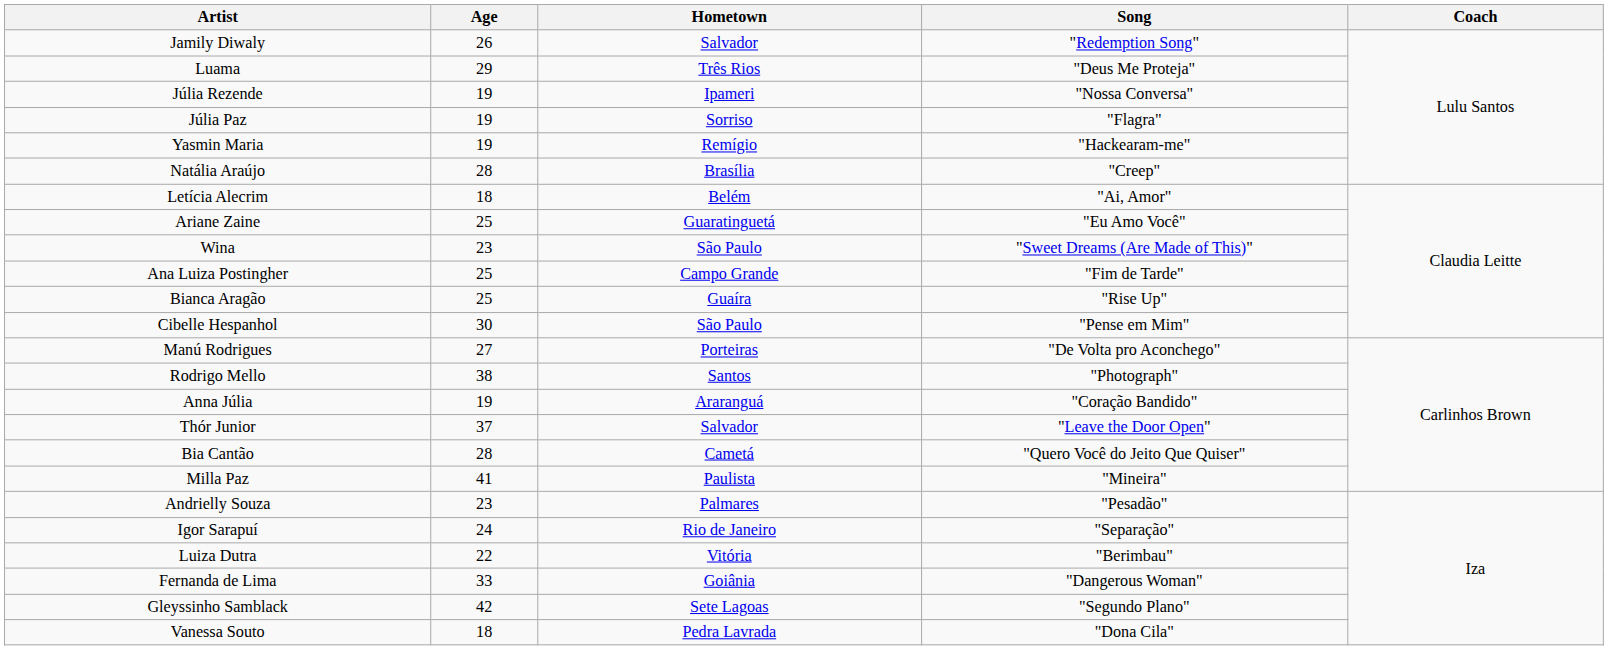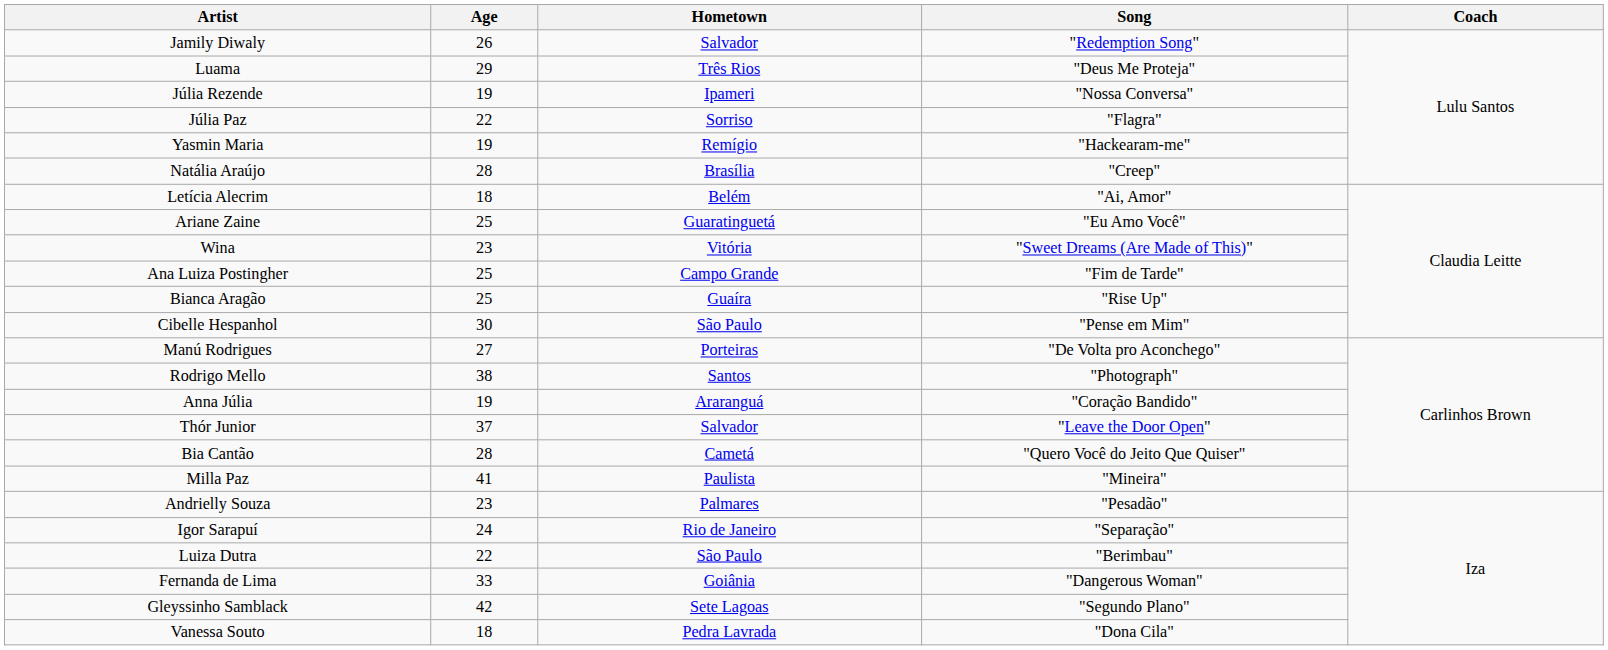(484, 119) 19 -> (484, 119) 22
(729, 247) São Paulo -> (729, 247) Vitória
(729, 555) Vitória -> (729, 555) São Paulo
